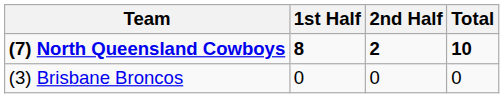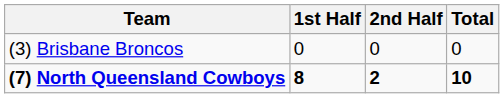rows swapped: (147, 48) <-> (96, 78)
